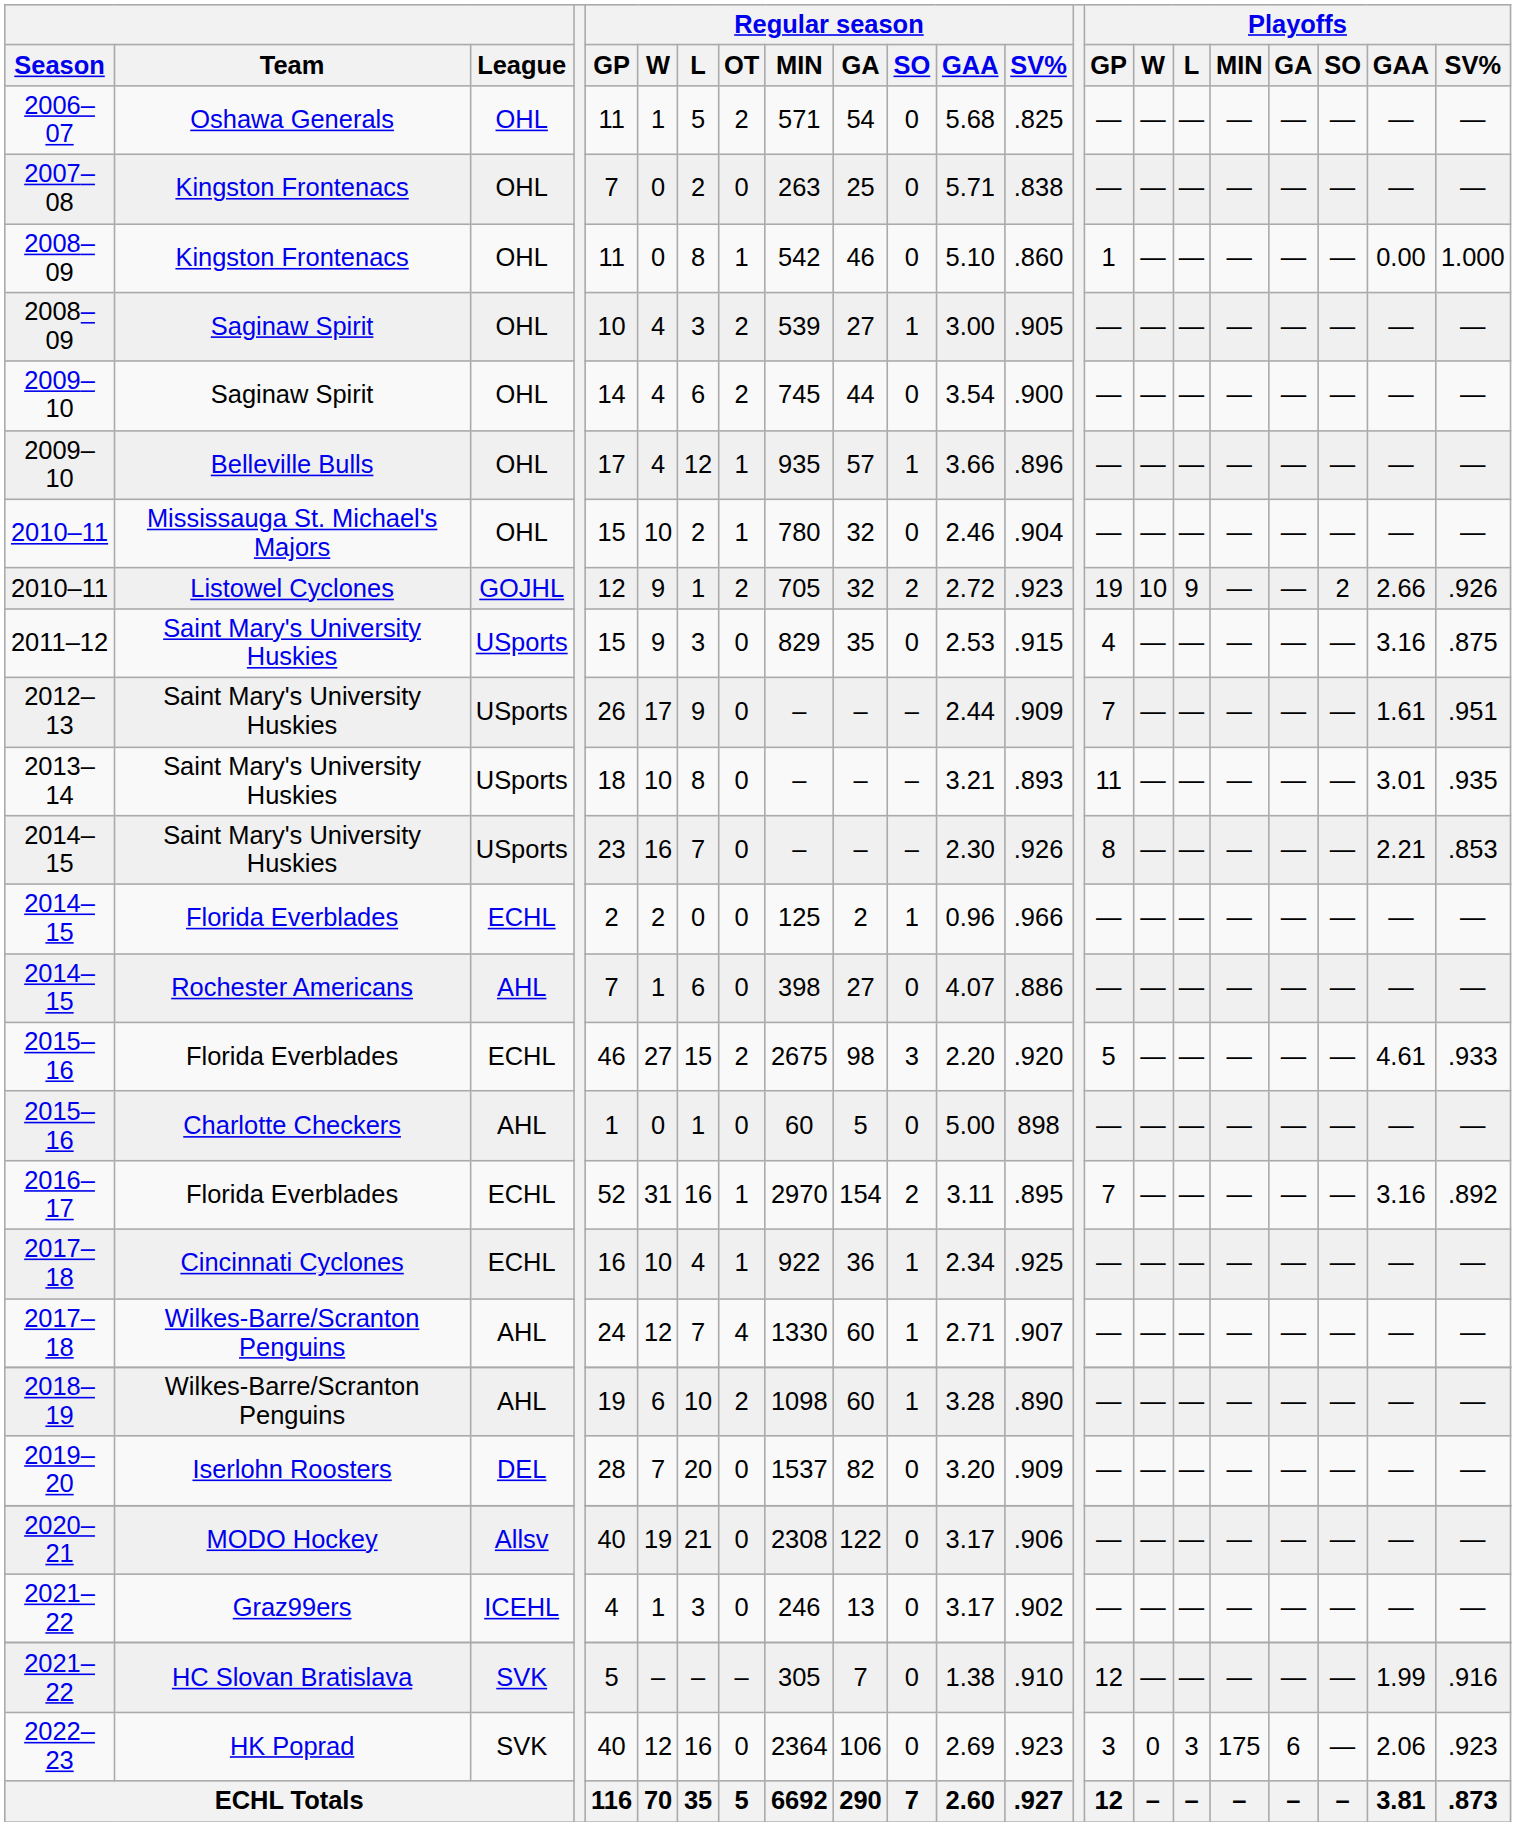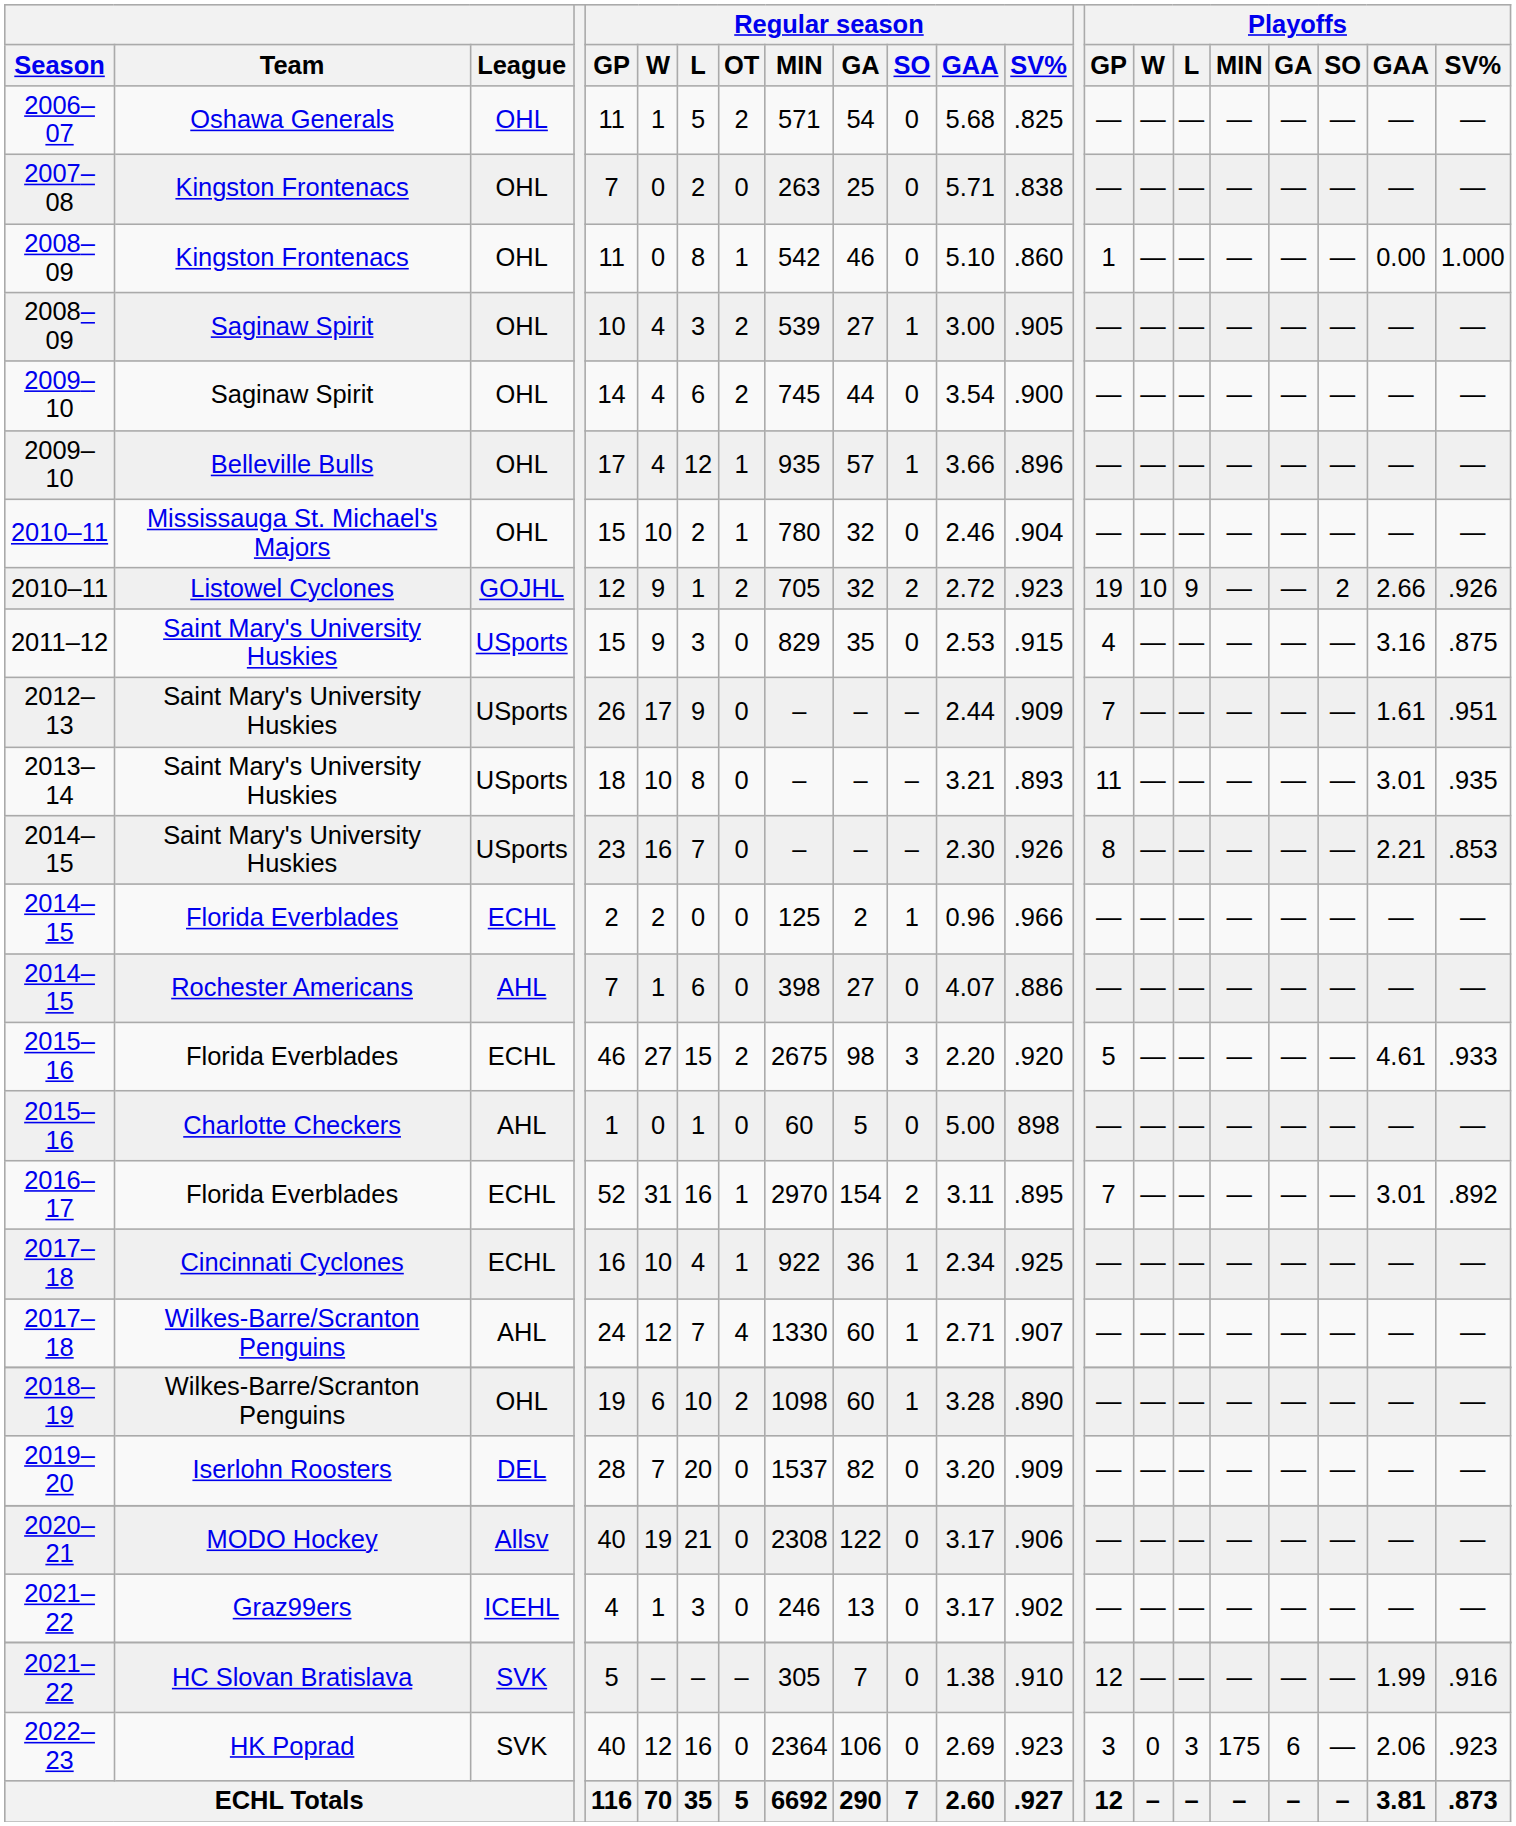(1401, 1194) 3.16 -> (1401, 1194) 3.01
(522, 1401) AHL -> (522, 1401) OHL
